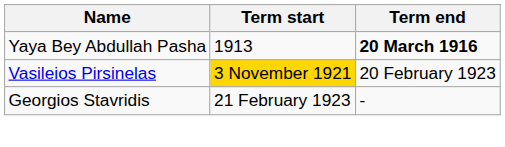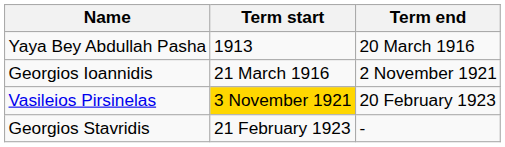(418, 45) bold -> (417, 45) normal
+ row: (81, 73)
